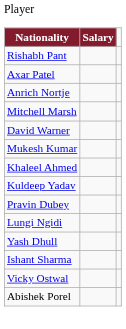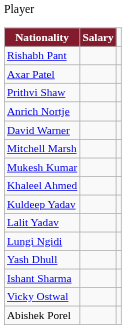+ row: (36, 92)
rows swapped: (42, 111) <-> (38, 130)
+ row: (33, 222)
- row: (38, 204)
